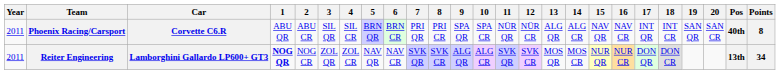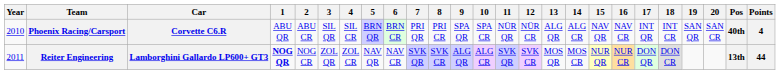(15, 32) 2011 -> (15, 32) 2010
(761, 32) 8 -> (761, 32) 4
(761, 57) 34 -> (761, 57) 44
